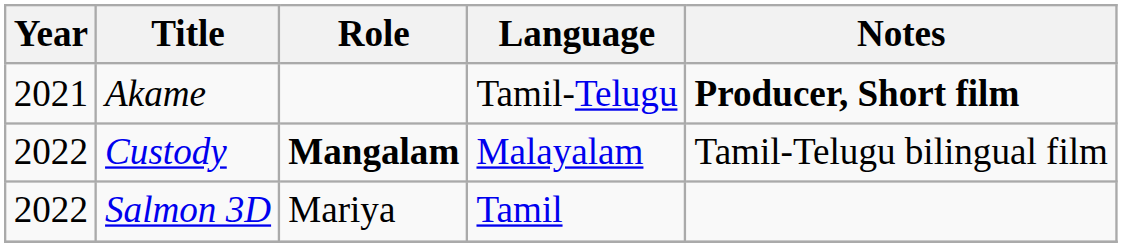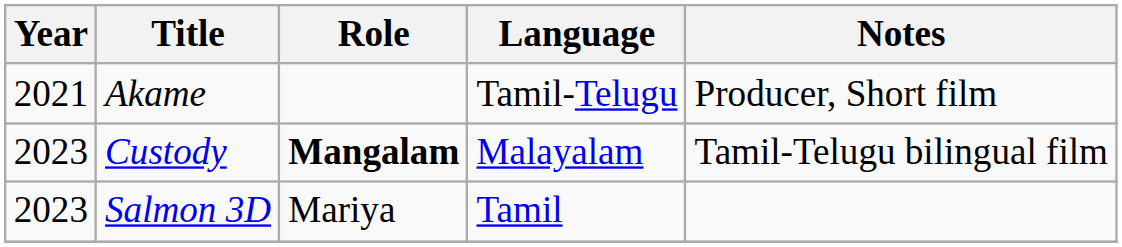(857, 92) bold -> (846, 92) normal
(51, 151) 2022 -> (51, 151) 2023
(51, 210) 2022 -> (51, 210) 2023
